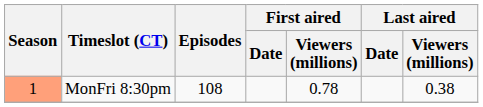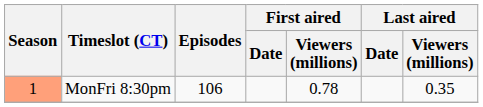(210, 89) 108 -> (210, 89) 106
(440, 89) 0.38 -> (440, 89) 0.35
